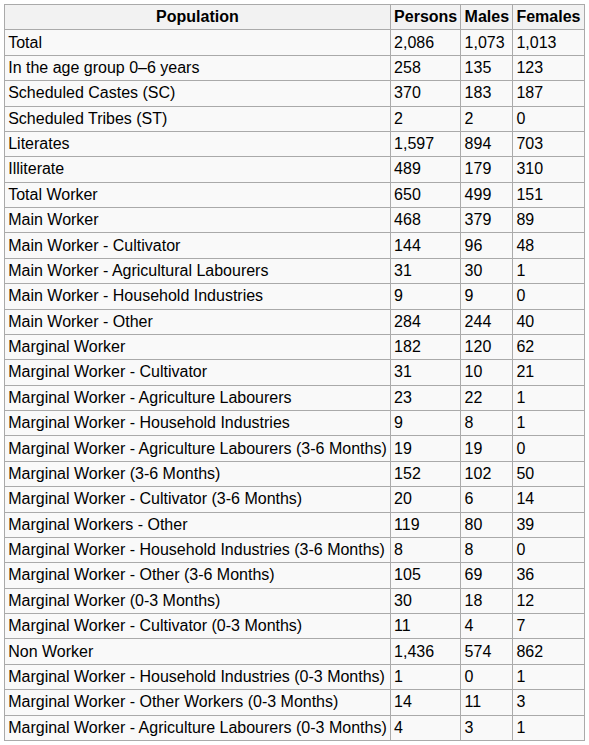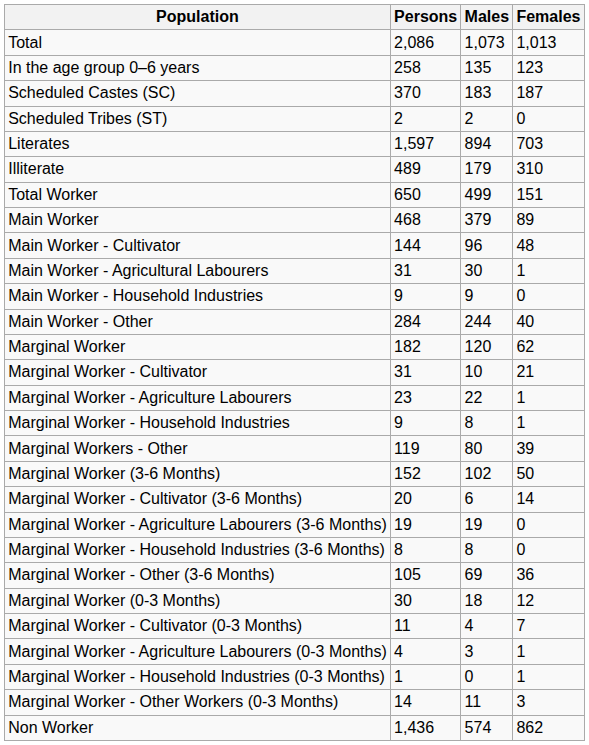rows swapped: (98, 524) <-> (197, 448)
rows swapped: (197, 727) <-> (51, 651)
